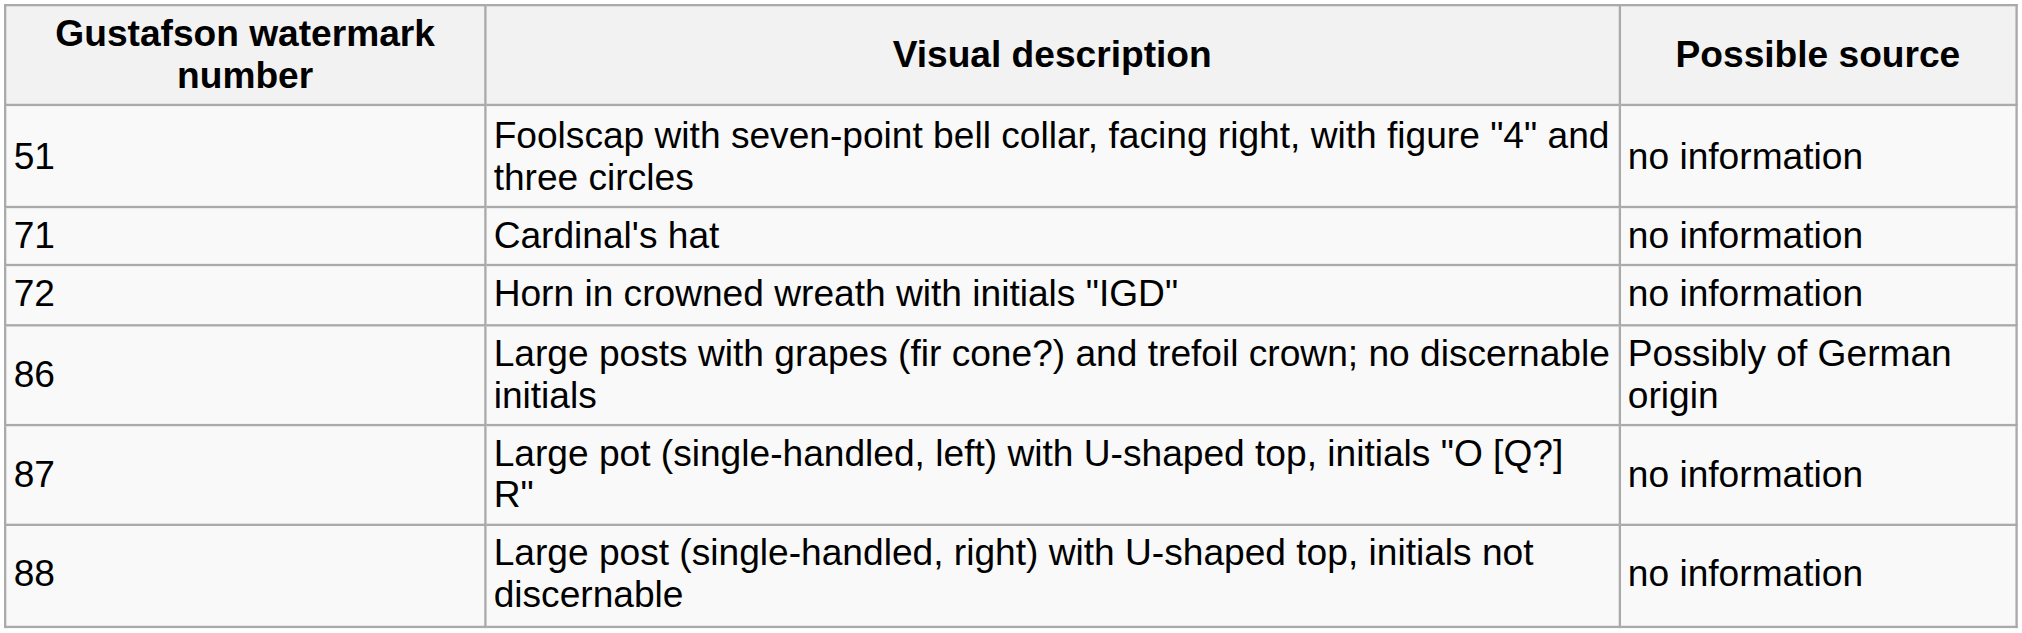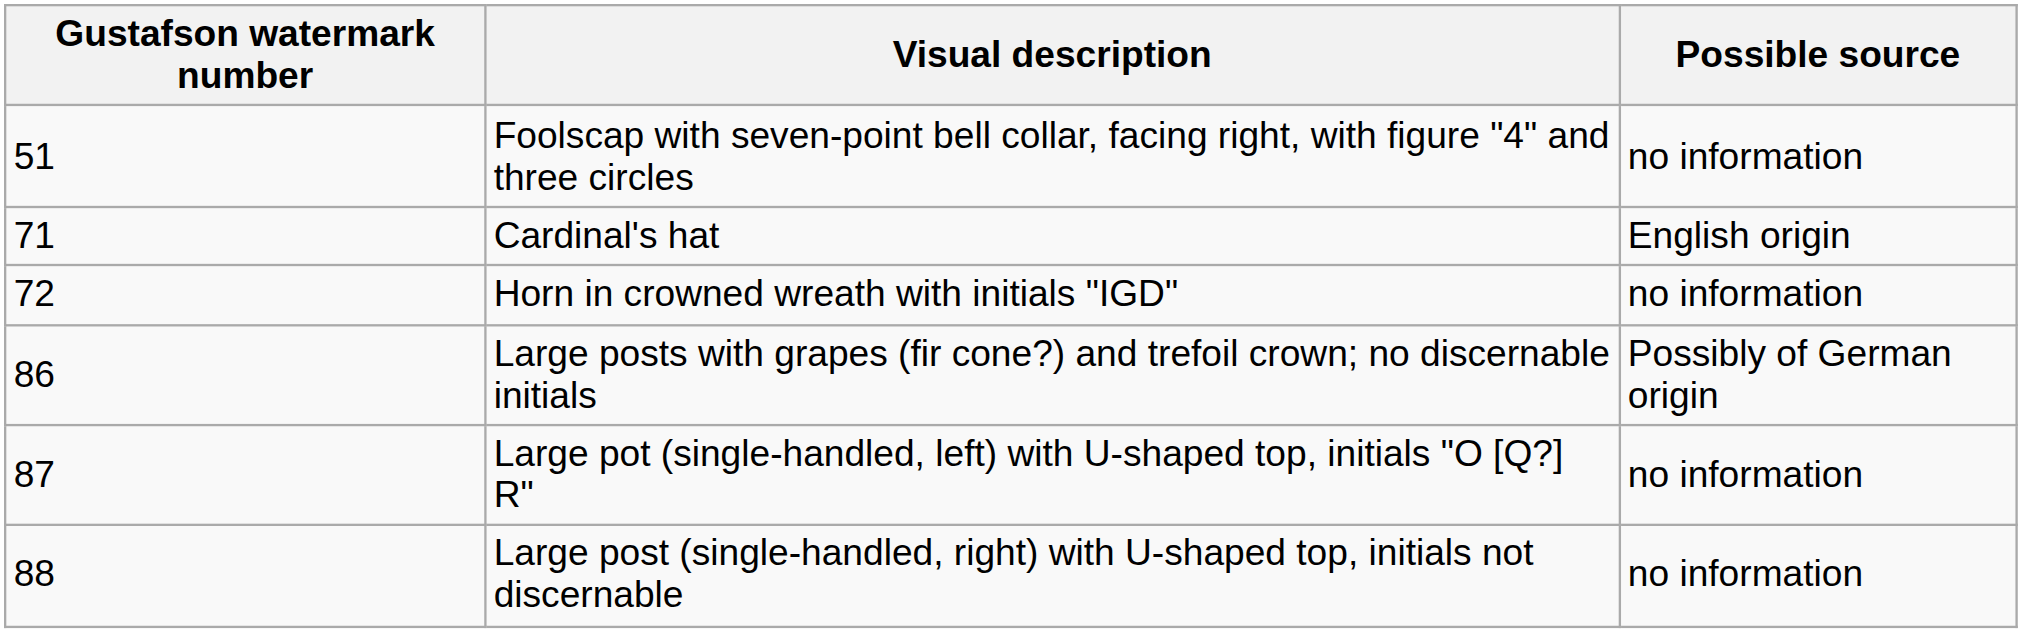(1745, 235) no information -> (1739, 235) English origin
